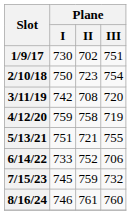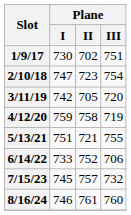(63, 76) 750 -> (63, 76) 747
(88, 96) 708 -> (88, 96) 705
(88, 179) 759 -> (88, 179) 757
